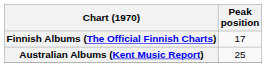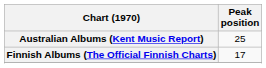rows swapped: (111, 54) <-> (111, 39)
